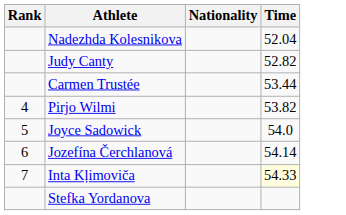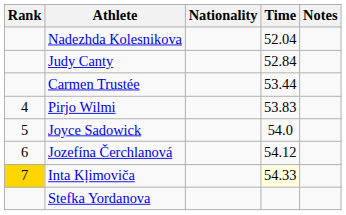+ column: (320, 15)
(280, 61) 52.82 -> (280, 61) 52.84
(280, 107) 53.82 -> (280, 107) 53.83
(280, 152) 54.14 -> (280, 152) 54.12
(25, 175) no background -> (25, 175) gold background
